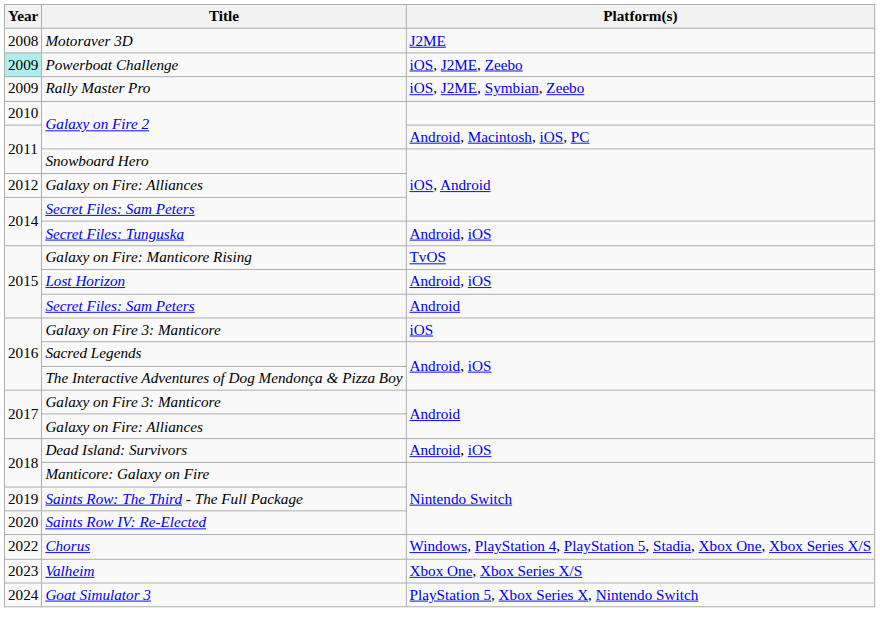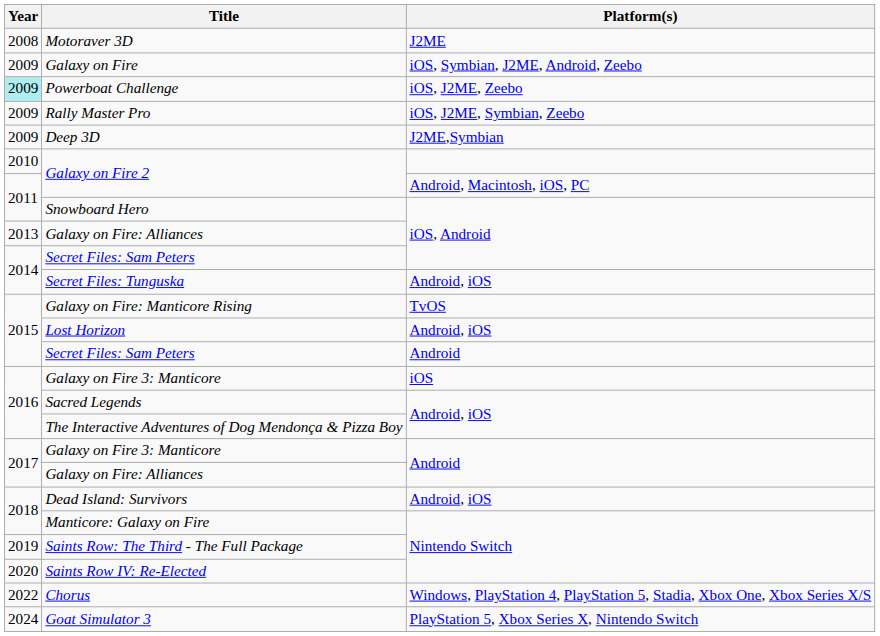+ row: (92, 64)
+ row: (73, 137)
(23, 185) 2012 -> (23, 233) 2013
- row: (70, 570)
